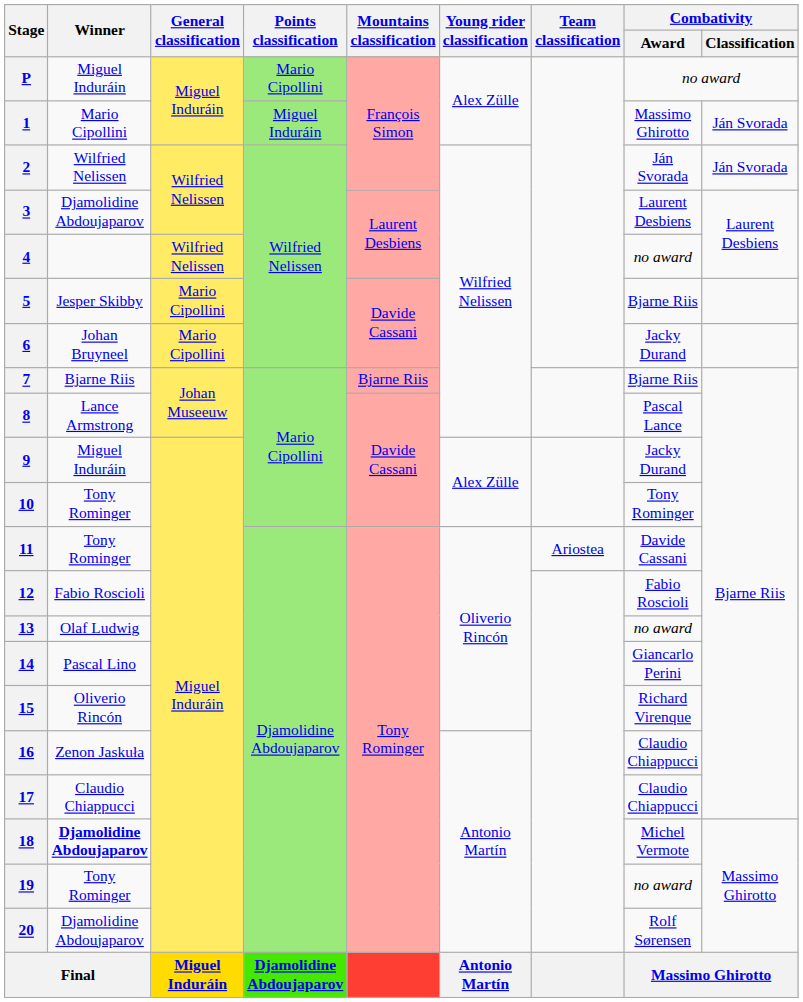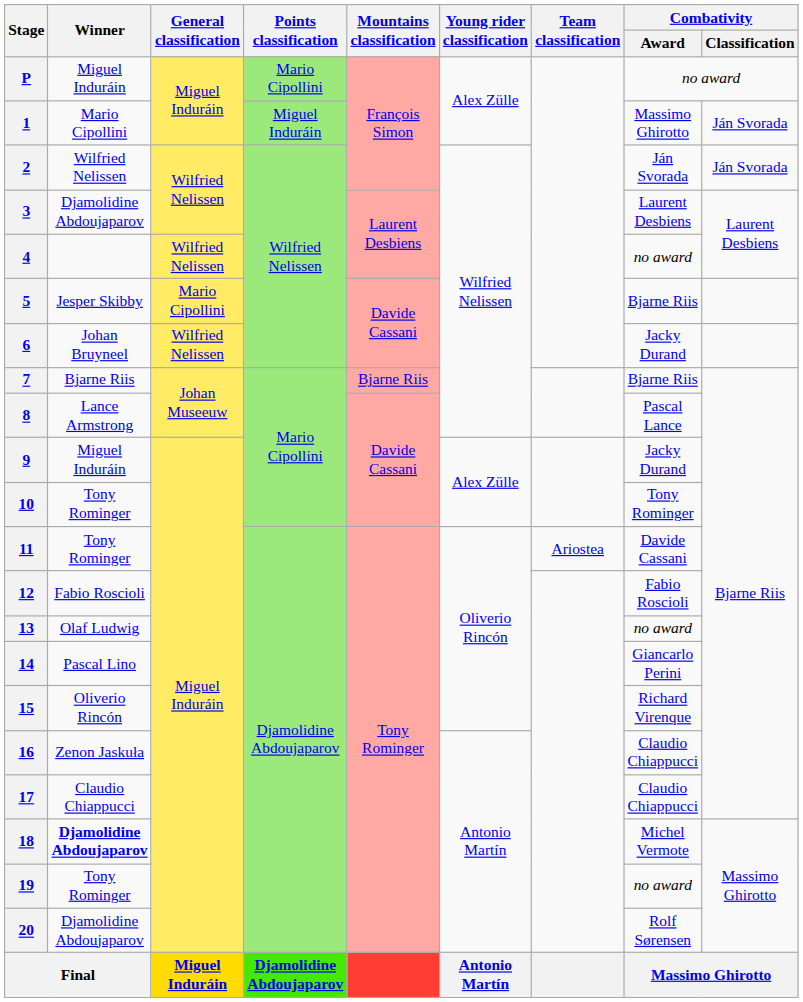(197, 345) Mario Cipollini -> (197, 345) Wilfried Nelissen
